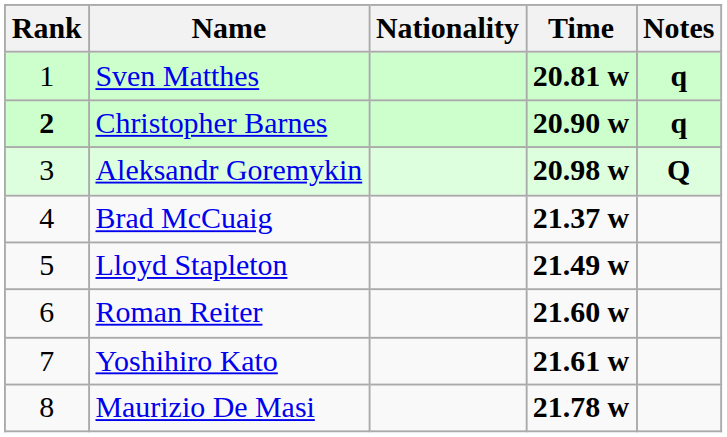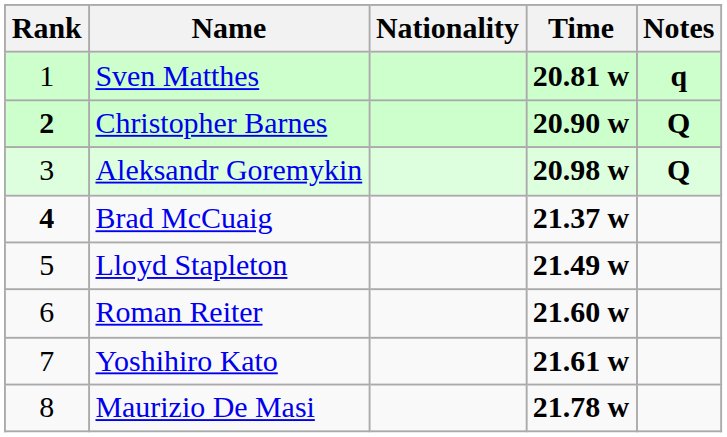(679, 123) q -> (679, 123) Q
(47, 218) normal -> (47, 218) bold
